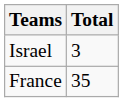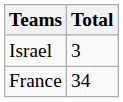(81, 81) 35 -> (81, 81) 34
